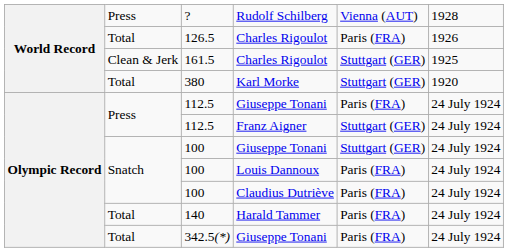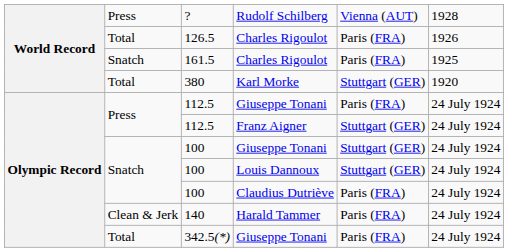(143, 59) Clean & Jerk -> (126, 59) Snatch
(383, 59) Stuttgart (GER) -> (373, 59) Paris (FRA)
(373, 170) Paris (FRA) -> (383, 170) Stuttgart (GER)
(121, 214) Total -> (143, 214) Clean & Jerk
